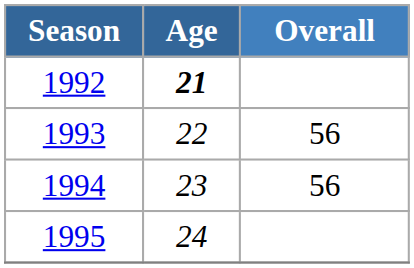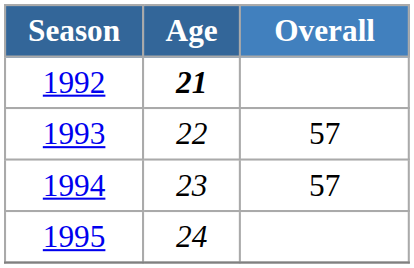(325, 133) 56 -> (325, 133) 57
(325, 185) 56 -> (325, 185) 57
